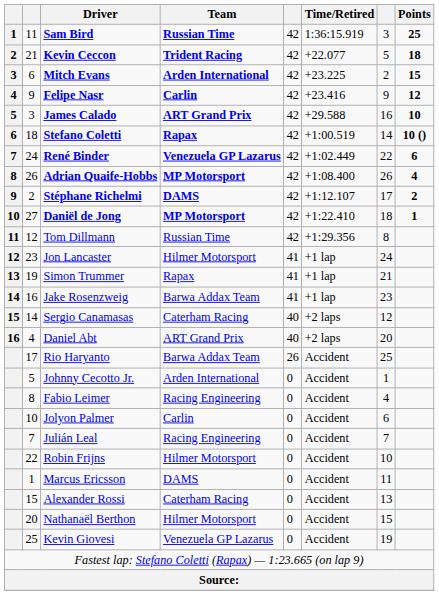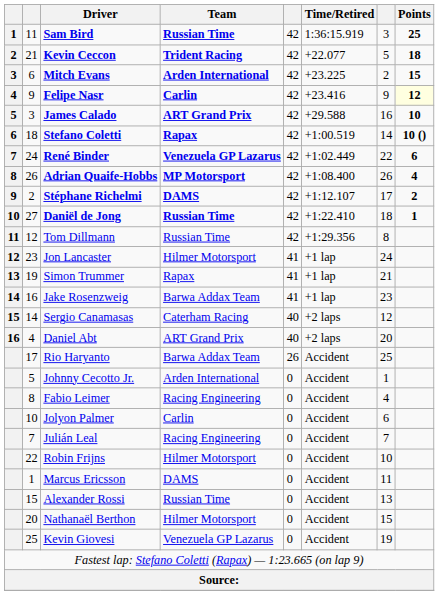(414, 94) no background -> (414, 94) lightyellow background
(204, 216) MP Motorsport -> (199, 216) Russian Time
(206, 498) Caterham Racing -> (197, 498) Russian Time
